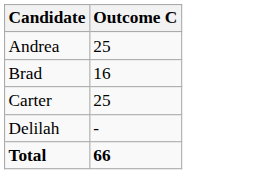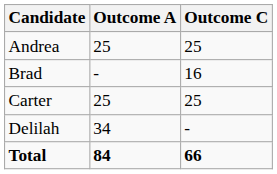+ column: (135, 18)
